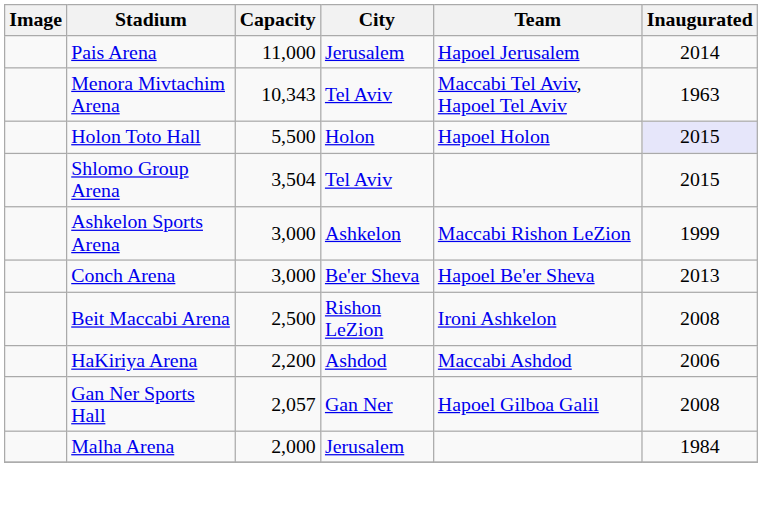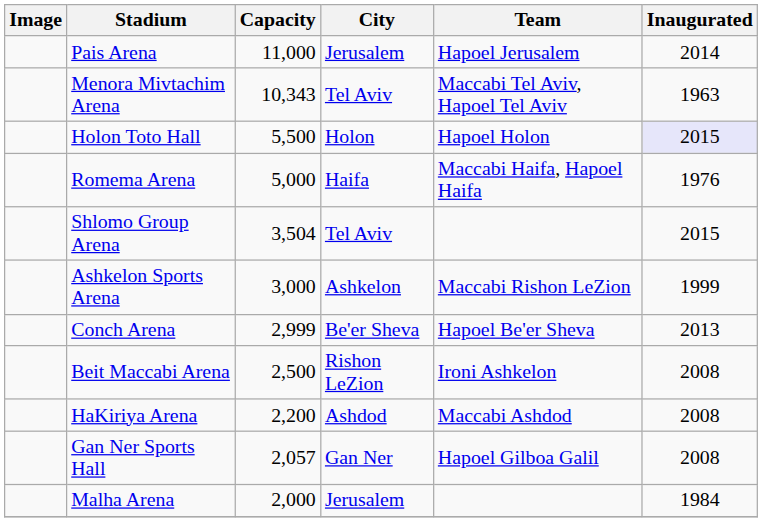+ row: (133, 179)
(293, 275) 3,000 -> (293, 329) 2,999
(700, 361) 2006 -> (700, 415) 2008
